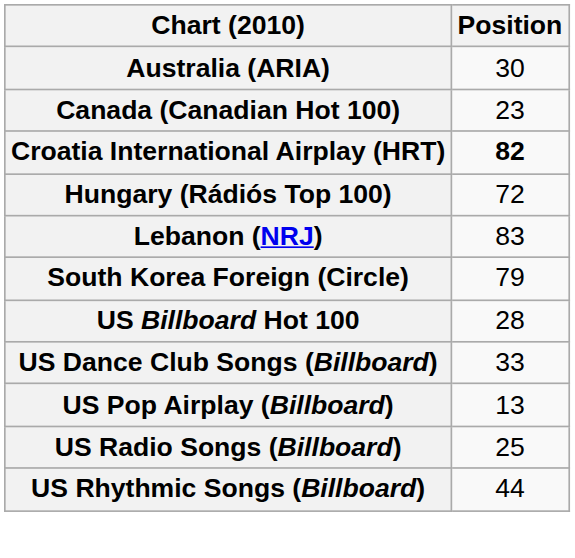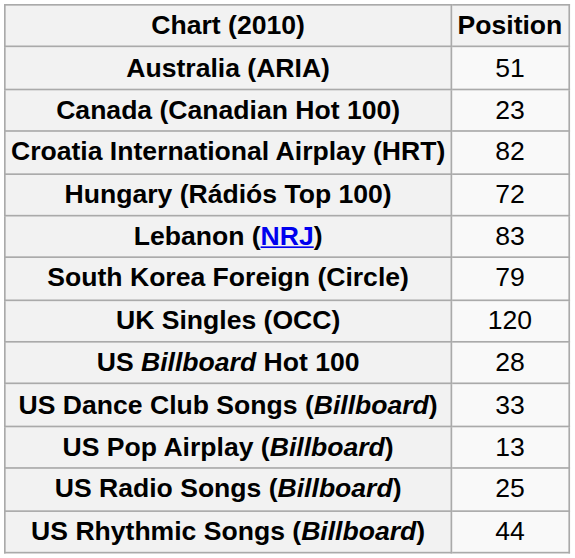(510, 67) 30 -> (510, 67) 51
(510, 151) bold -> (510, 151) normal
+ row: (228, 320)
